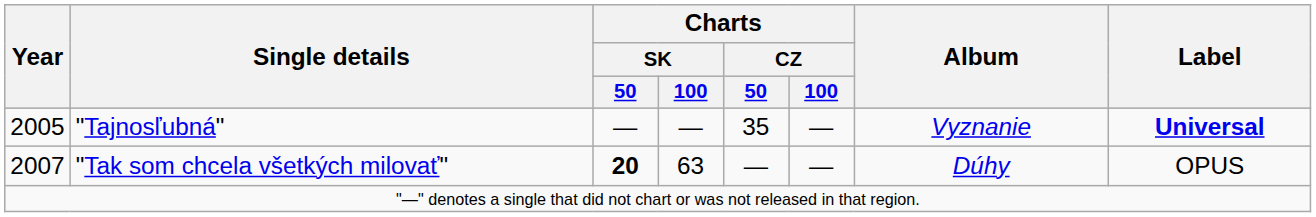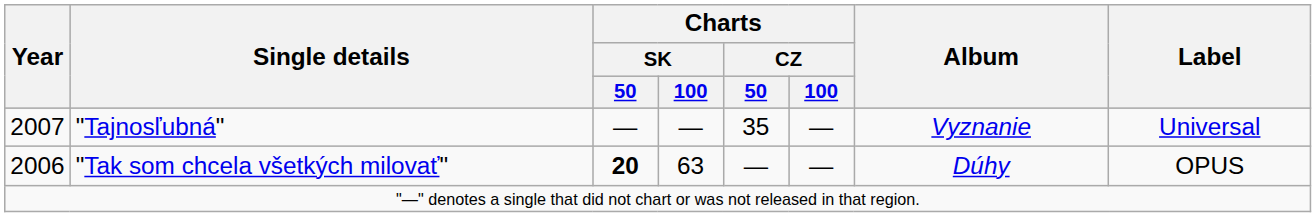(37, 127) 2005 -> (37, 127) 2007
(1210, 127) bold -> (1210, 127) normal
(37, 165) 2007 -> (37, 165) 2006
